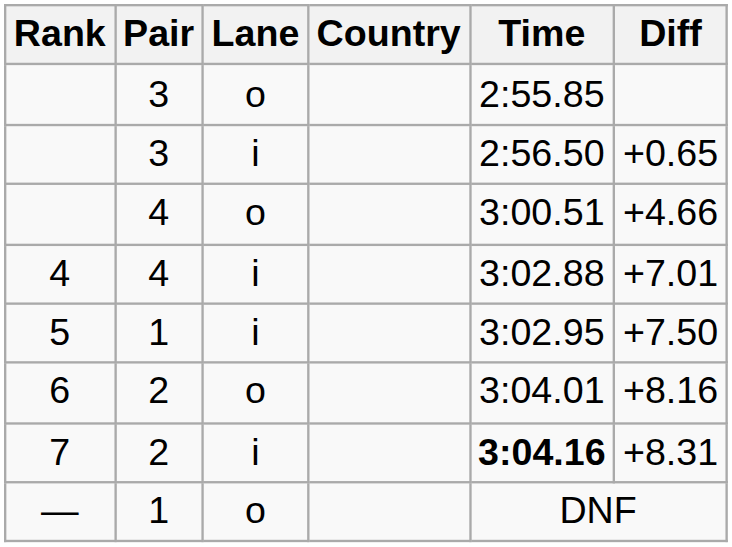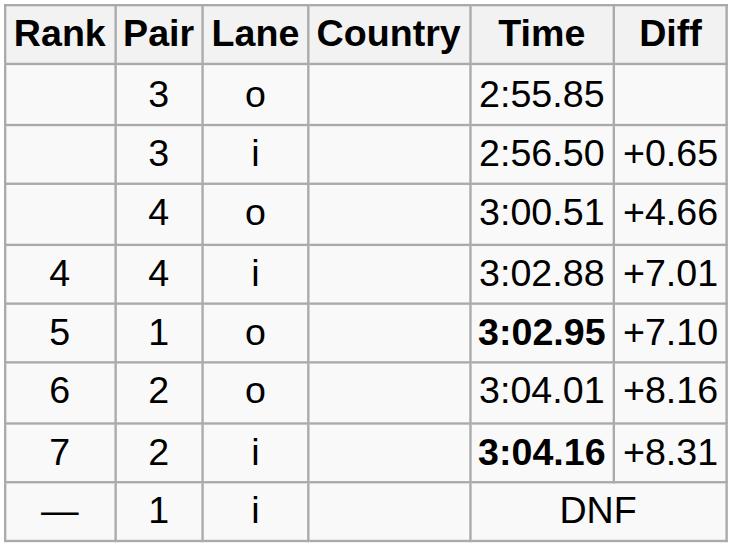(255, 332) i -> (255, 332) o
(542, 332) normal -> (542, 332) bold
(671, 332) +7.50 -> (671, 332) +7.10
(255, 511) o -> (255, 511) i
